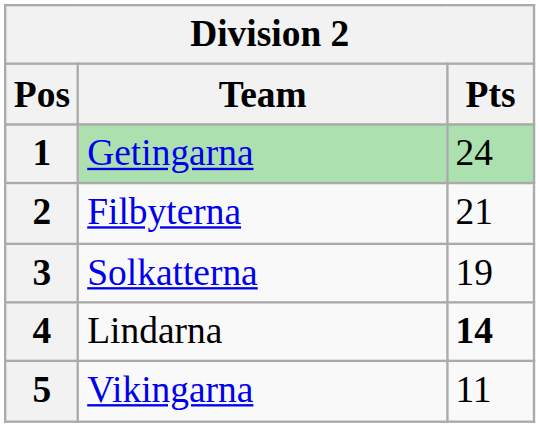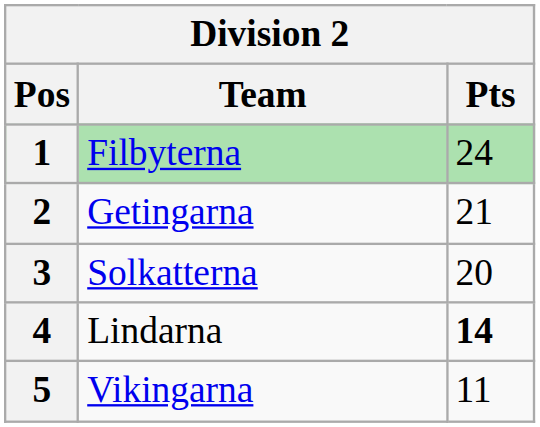(170, 152) Getingarna -> (164, 152) Filbyterna
(164, 212) Filbyterna -> (170, 212) Getingarna
(474, 271) 19 -> (474, 271) 20
